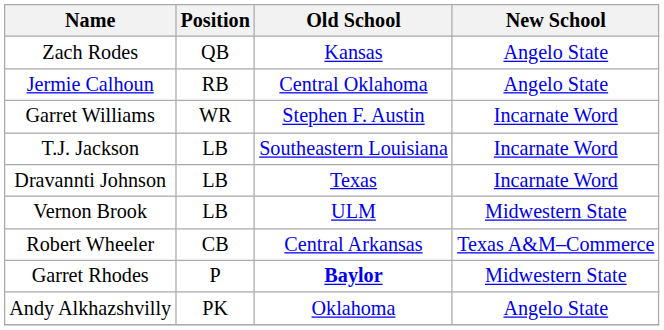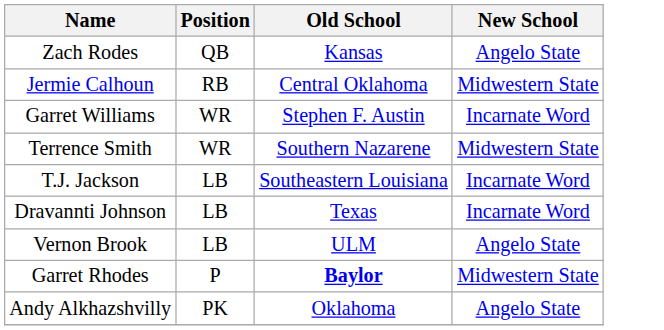(556, 84) Angelo State -> (528, 84) Midwestern State
+ row: (90, 148)
(556, 212) Midwestern State -> (528, 244) Angelo State
- row: (90, 244)
